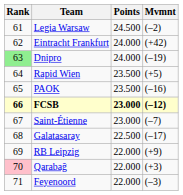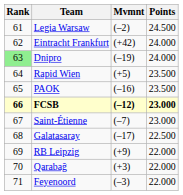columns swapped: (127, 12) <-> (160, 12)
(18, 167) pink background -> (18, 167) no background
